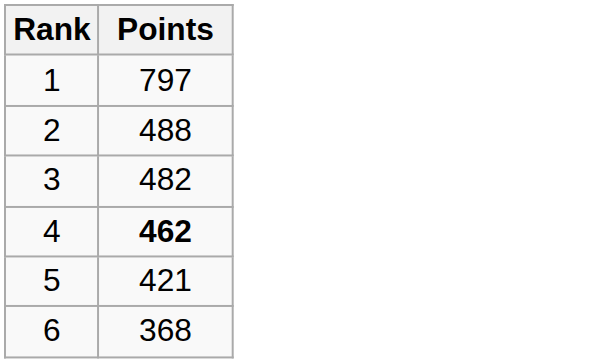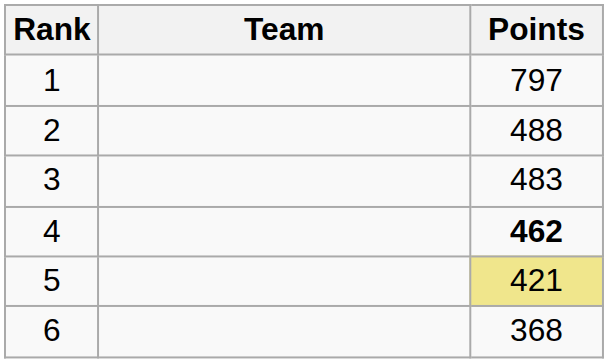+ column: (284, 29)
(165, 180) 482 -> (536, 180) 483
(165, 280) no background -> (536, 280) khaki background
